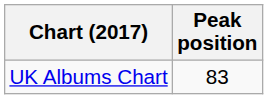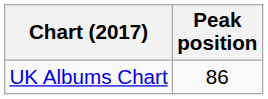(217, 76) 83 -> (217, 76) 86
